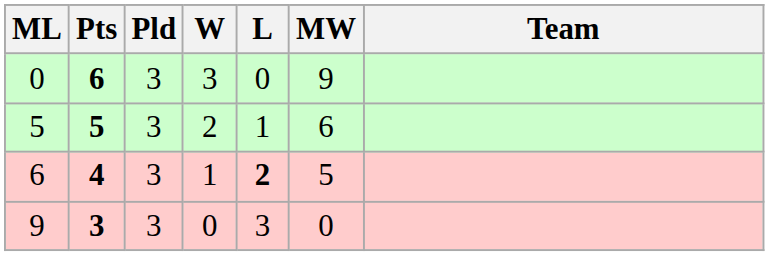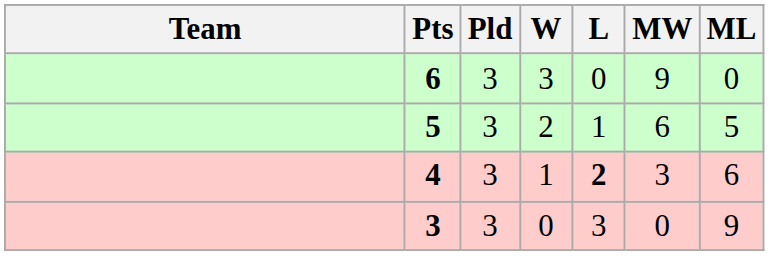columns swapped: (563, 28) <-> (37, 28)
(326, 175) 5 -> (662, 175) 3
